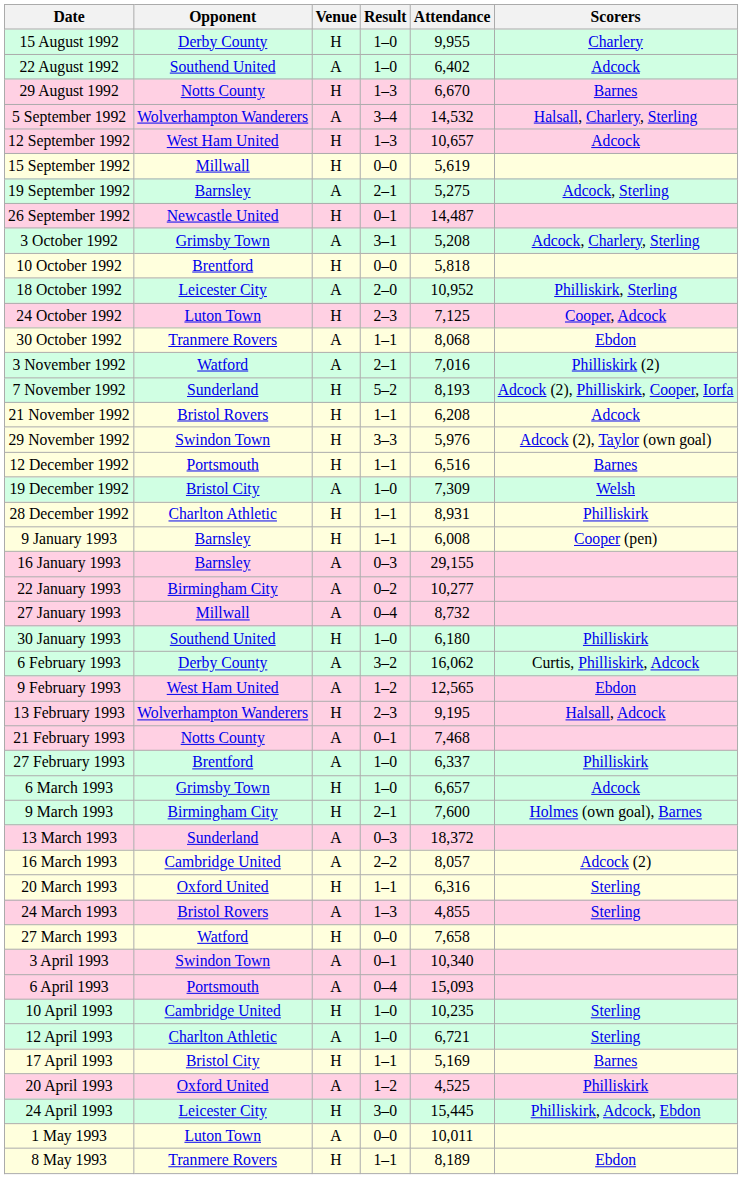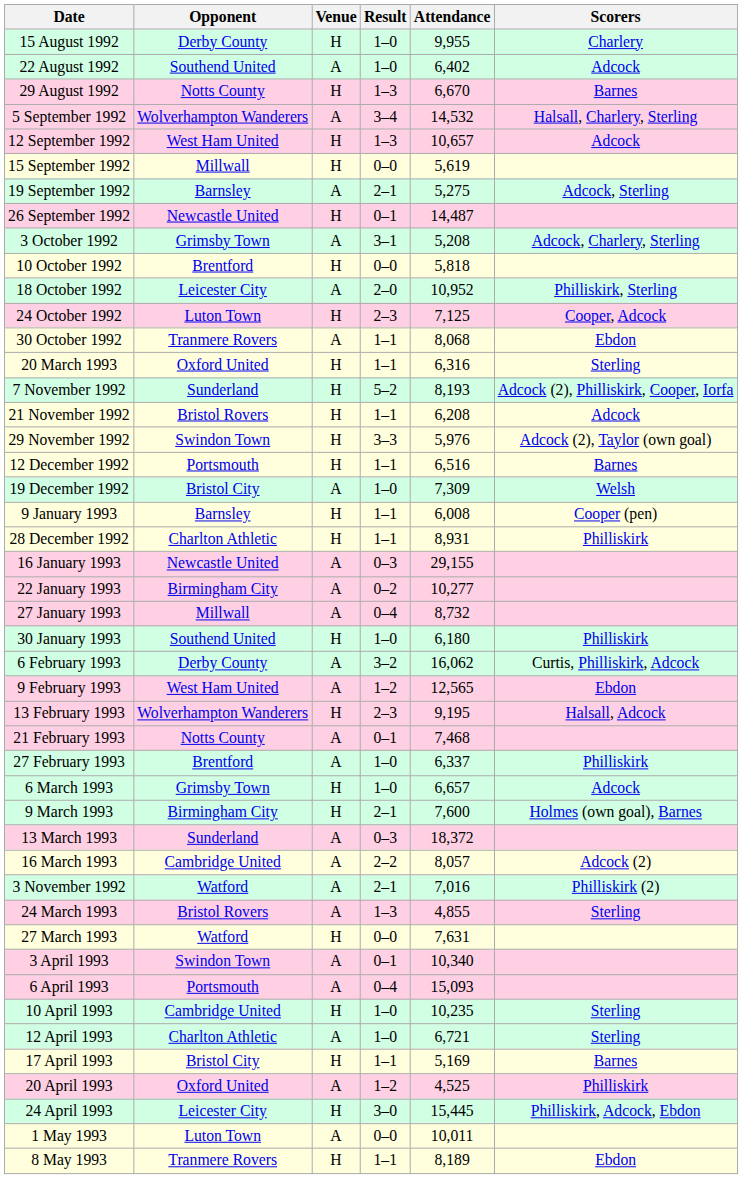rows swapped: (69, 365) <-> (69, 887)
rows swapped: (69, 514) <-> (69, 539)
(223, 564) Barnsley -> (223, 564) Newcastle United
(452, 937) 7,658 -> (452, 937) 7,631
